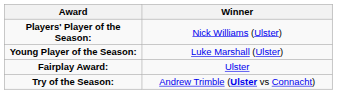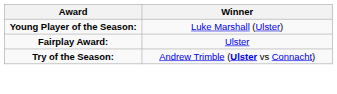- row: (73, 32)
